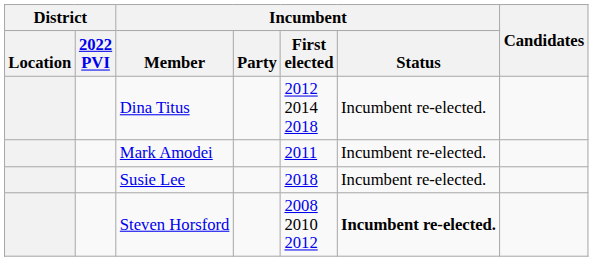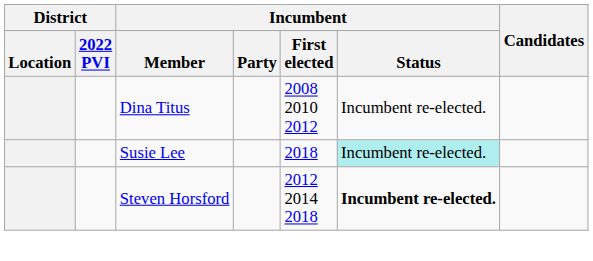(301, 107) 2012 2014 2018 -> (301, 107) 2008 2010 2012
- row: (166, 153)
(414, 179) no background -> (414, 153) paleturquoise background
(301, 224) 2008 2010 2012 -> (301, 198) 2012 2014 2018
